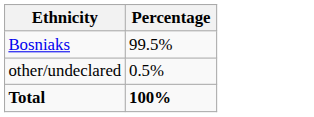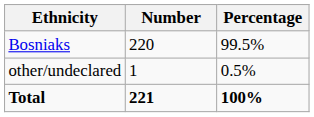+ column: (171, 17)
